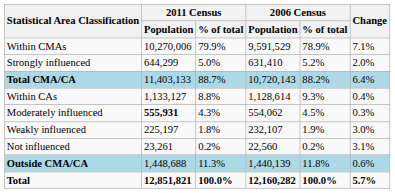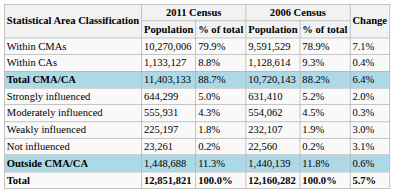rows swapped: (32, 96) <-> (49, 63)
(161, 113) bold -> (161, 113) normal
